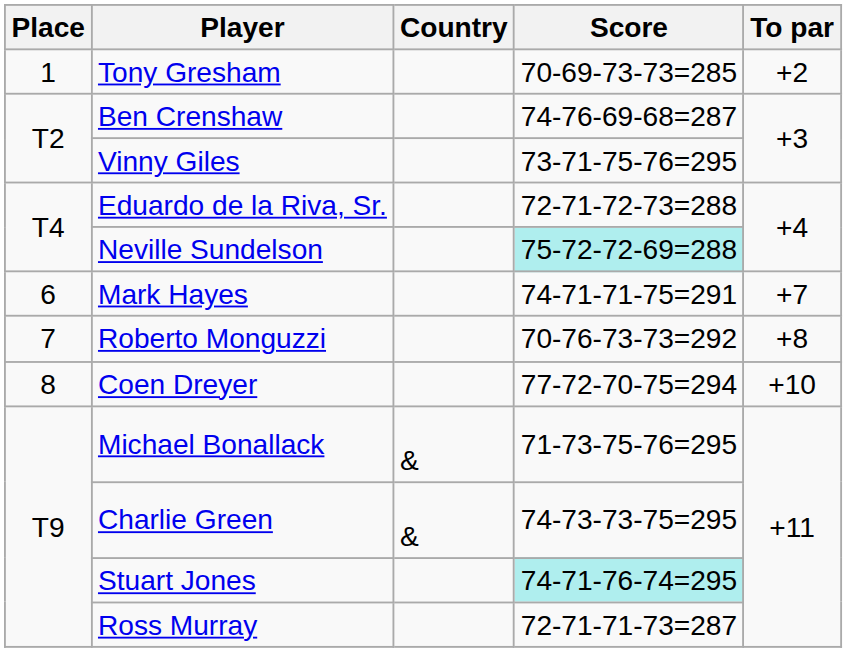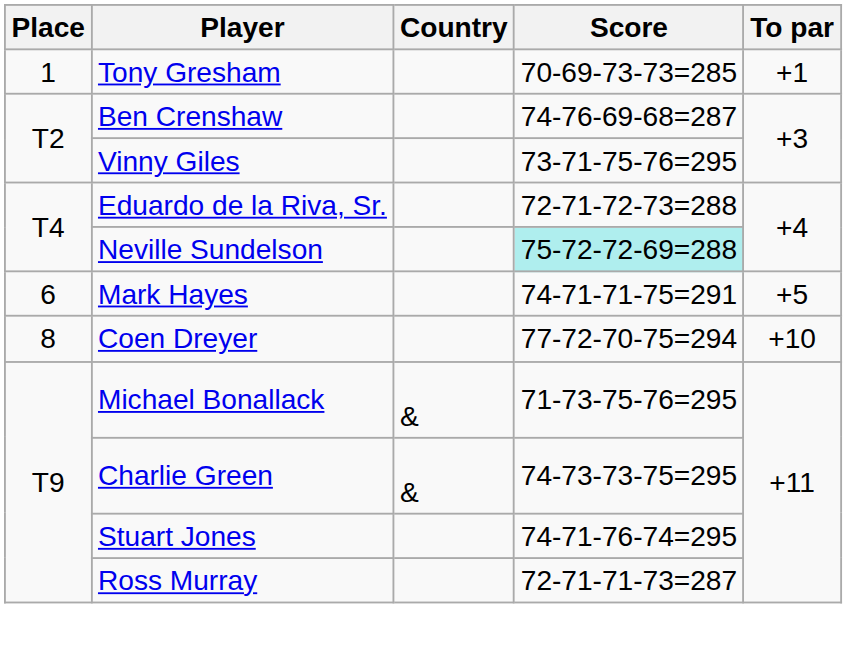(792, 72) +2 -> (792, 72) +1
(792, 294) +7 -> (792, 294) +5
- row: (212, 339)
(629, 580) paleturquoise background -> (629, 535) no background
